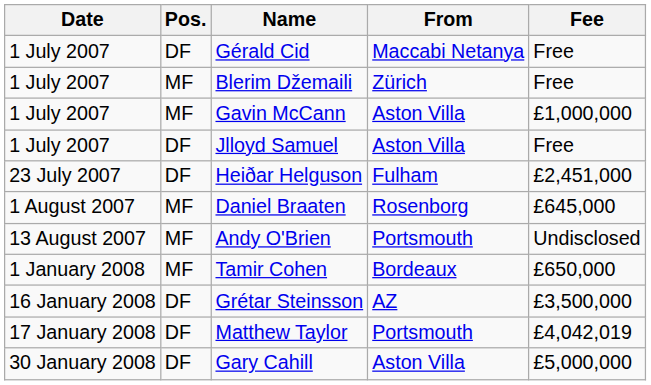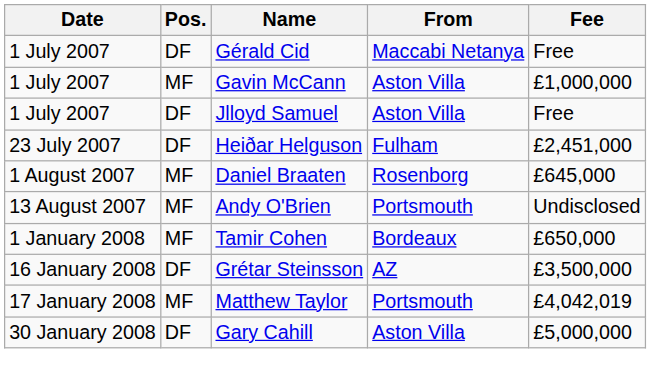- row: (284, 82)
(178, 332) DF -> (179, 301) MF
